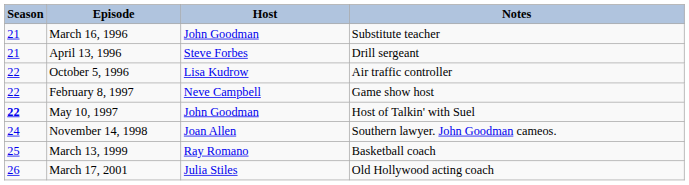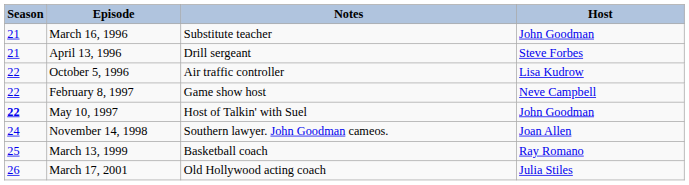columns swapped: (265, 14) <-> (517, 14)
